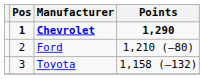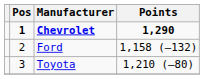(158, 48) 1,210 (–80) -> (158, 48) 1,158 (–132)
(158, 65) 1,158 (–132) -> (158, 65) 1,210 (–80)
